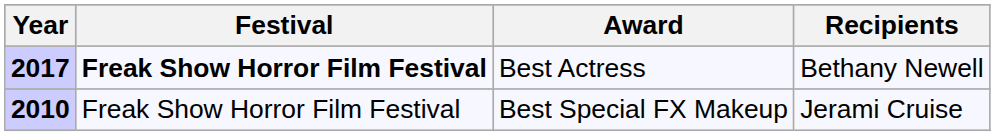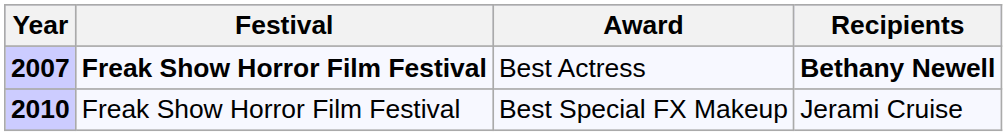(40, 67) 2017 -> (40, 67) 2007
(892, 67) normal -> (898, 67) bold
